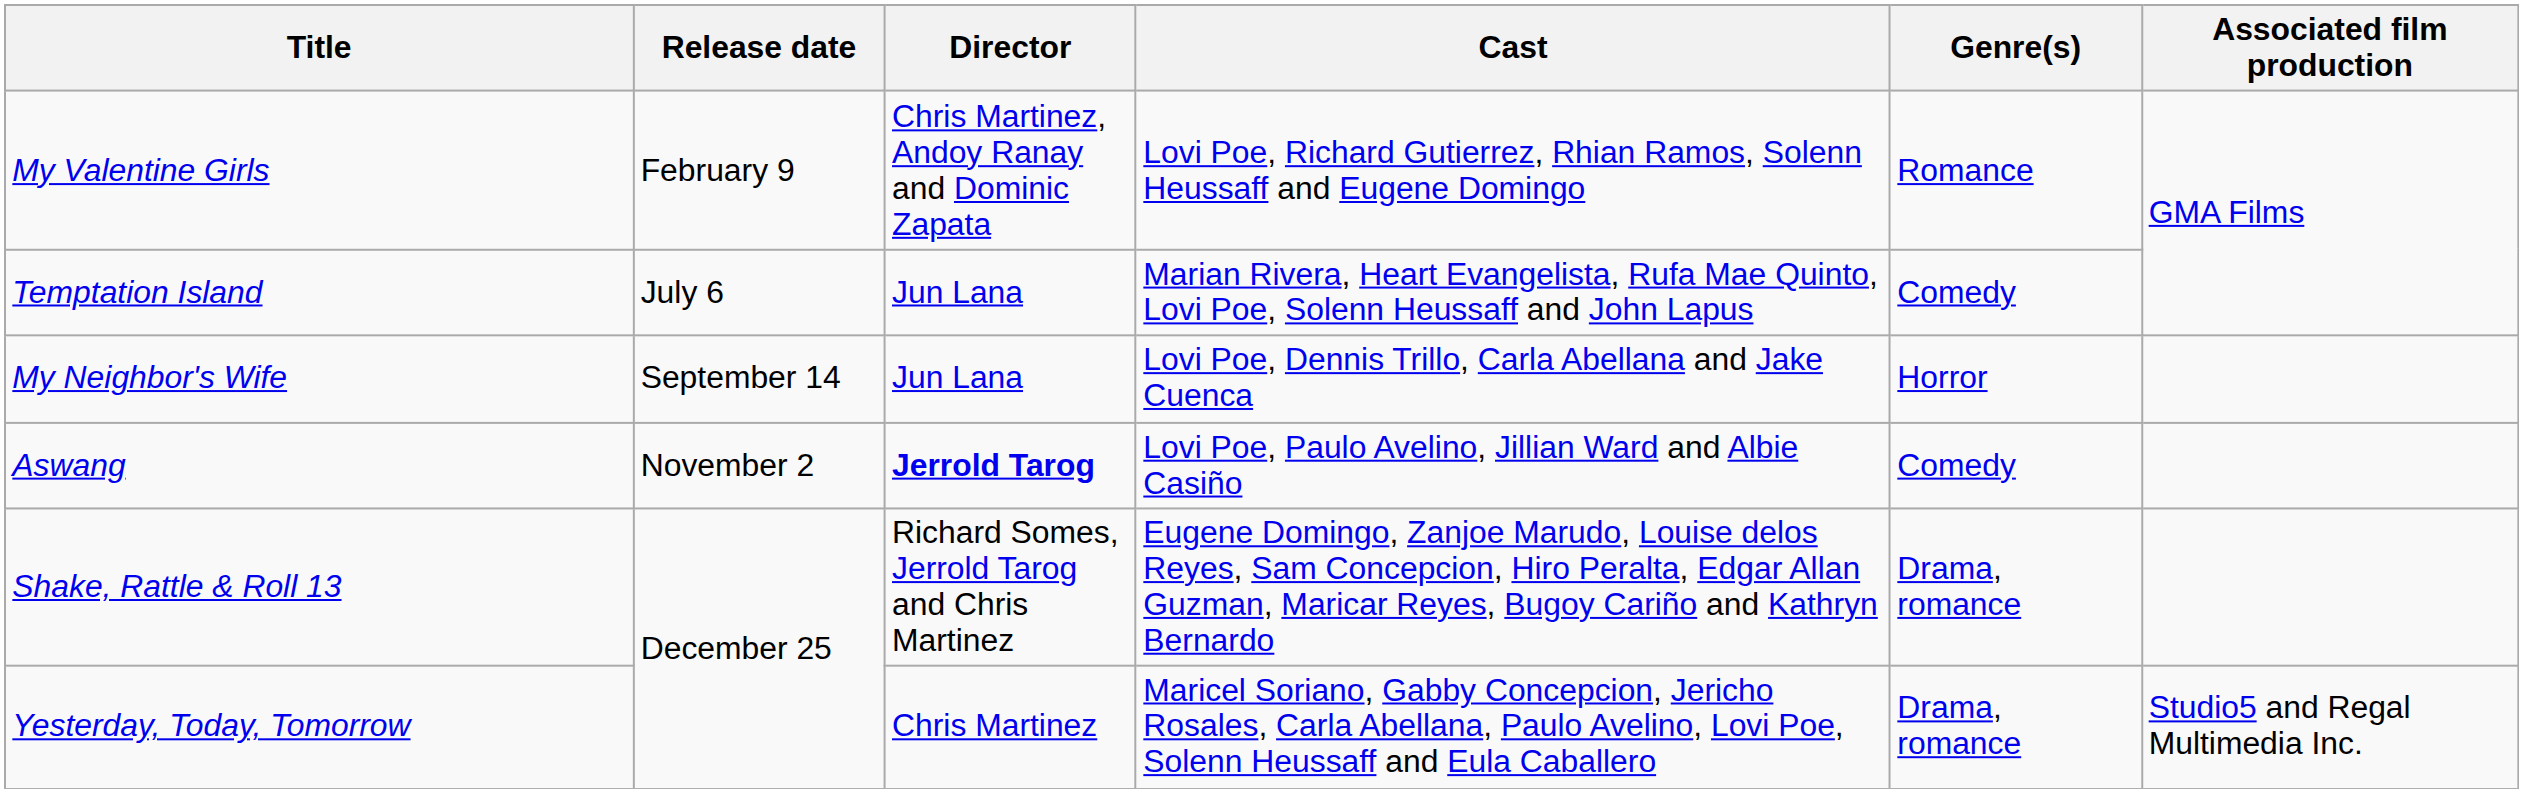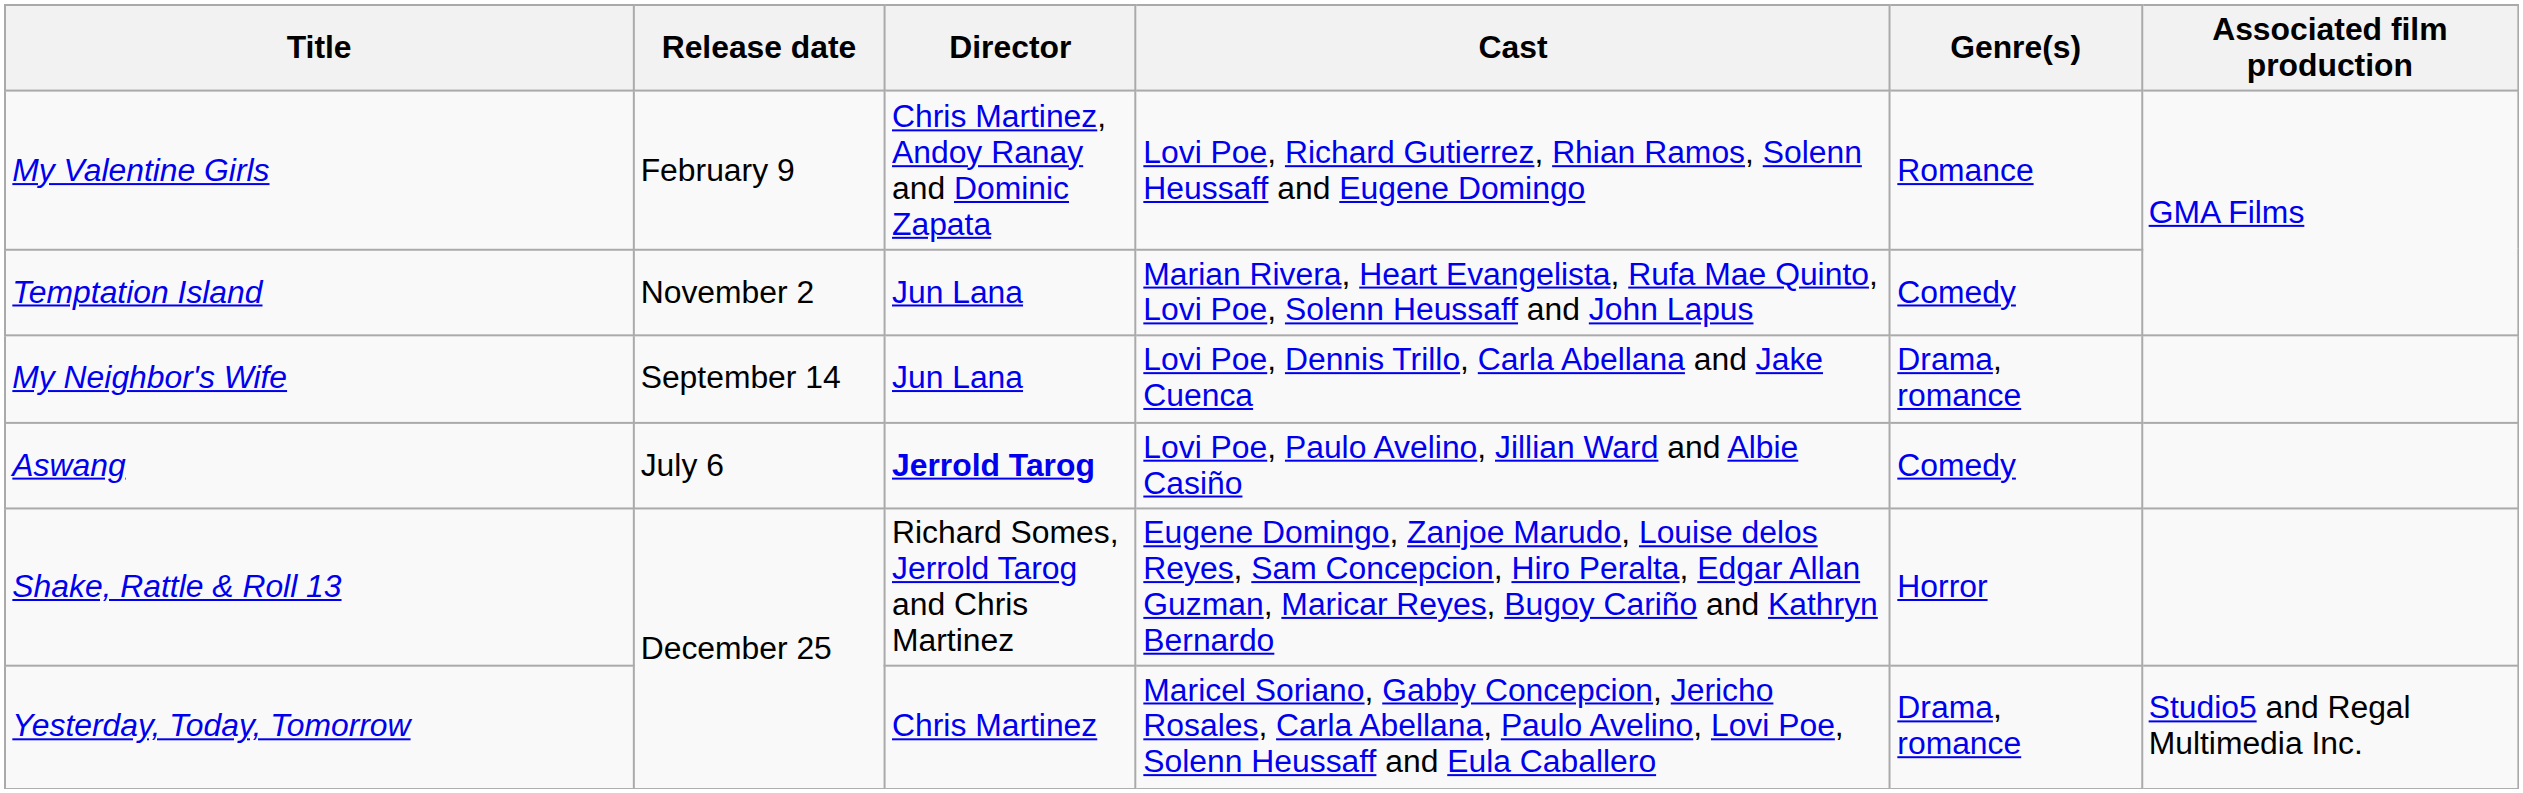(682, 291) July 6 -> (727, 291) November 2
(1942, 378) Horror -> (1959, 378) Drama, romance
(727, 464) November 2 -> (682, 464) July 6
(1959, 586) Drama, romance -> (1942, 586) Horror
